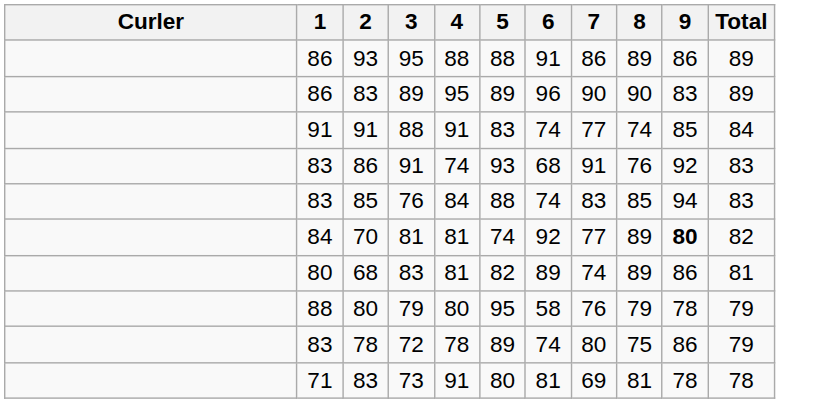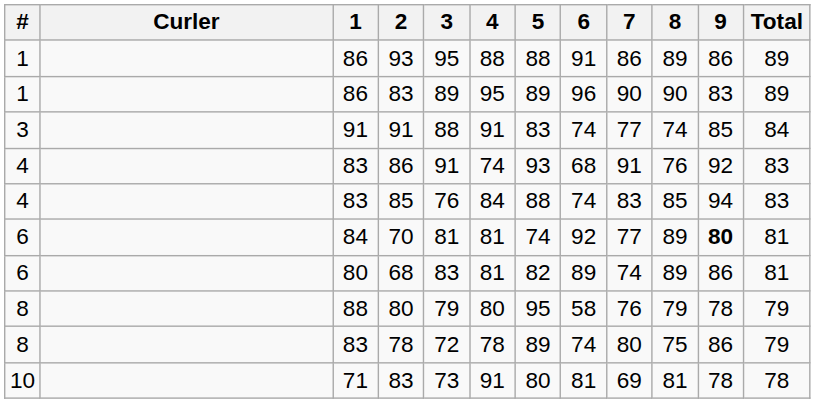+ column: (22, 22)
(741, 237) 82 -> (777, 237) 81
